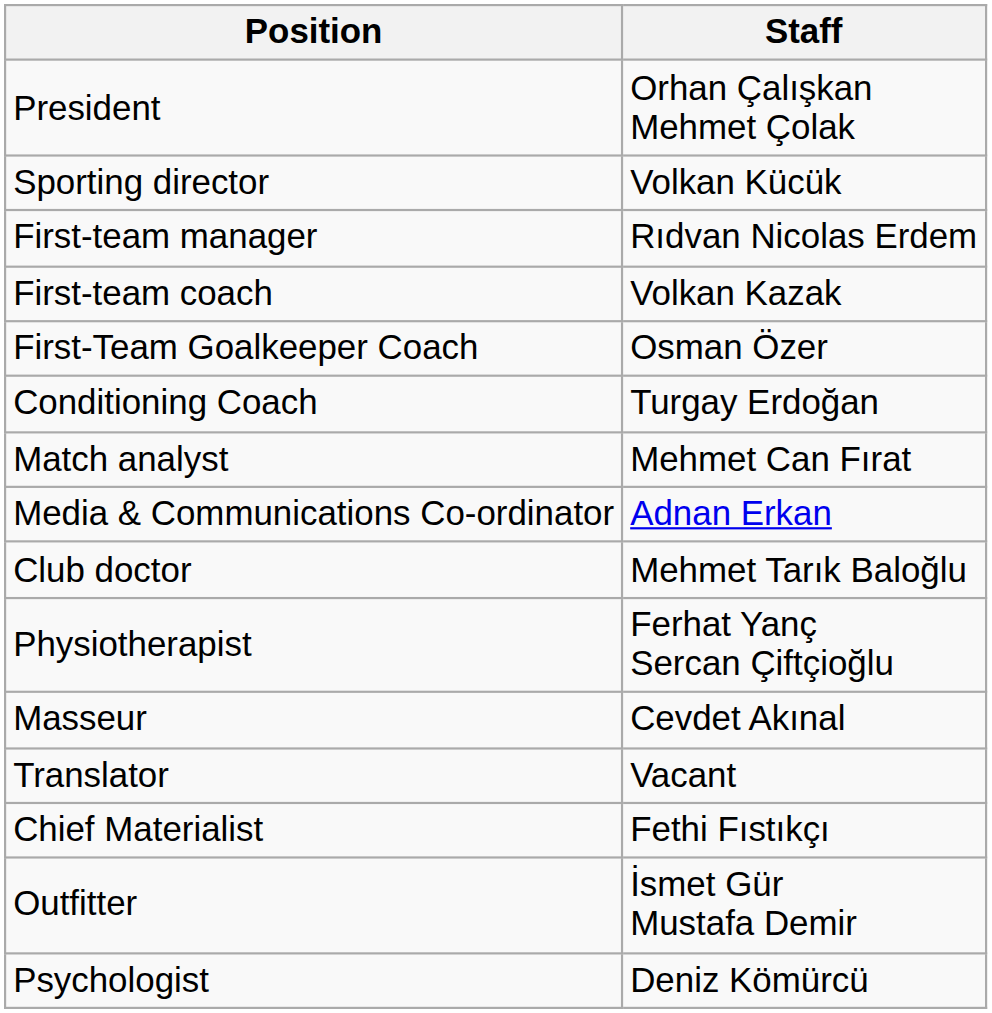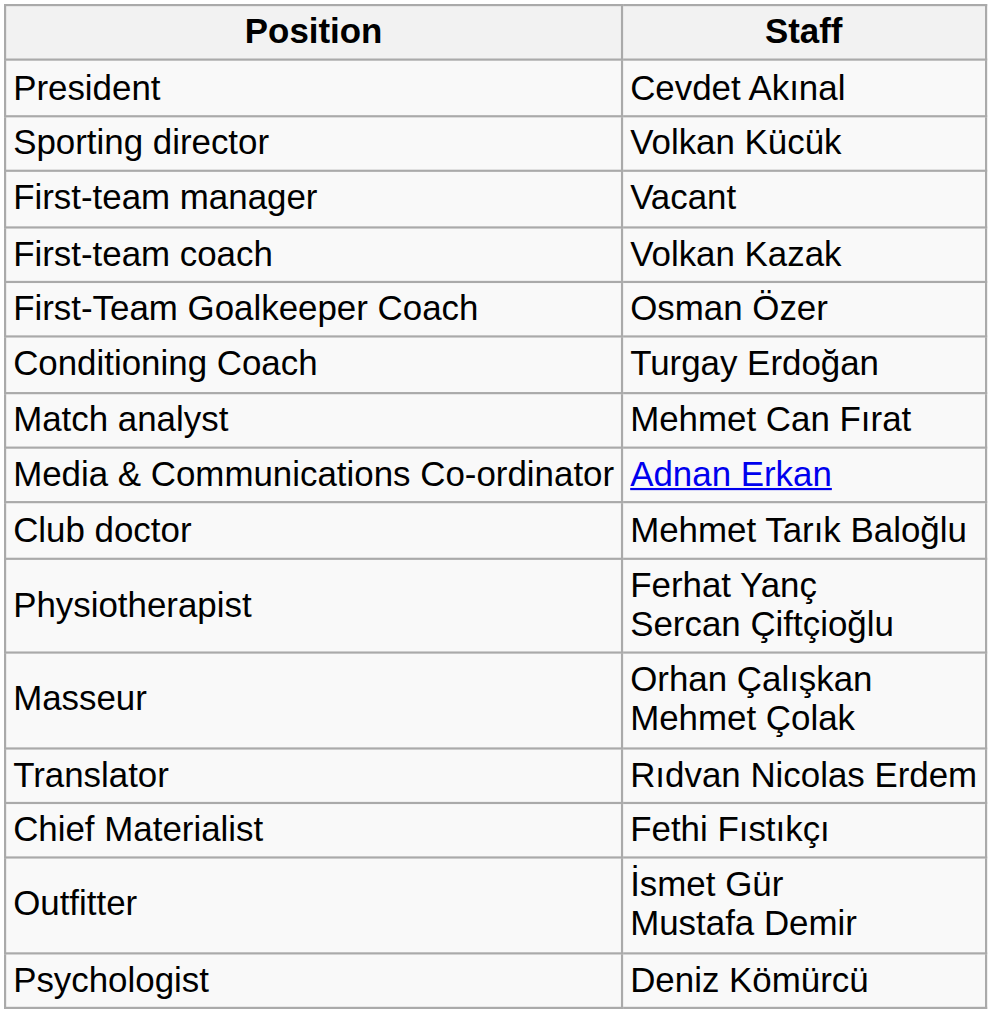(751, 107) Orhan Çalışkan Mehmet Çolak -> (738, 87) Cevdet Akınal
(804, 237) Rıdvan Nicolas Erdem -> (683, 198) Vacant
(738, 719) Cevdet Akınal -> (751, 699) Orhan Çalışkan Mehmet Çolak
(683, 774) Vacant -> (804, 774) Rıdvan Nicolas Erdem
